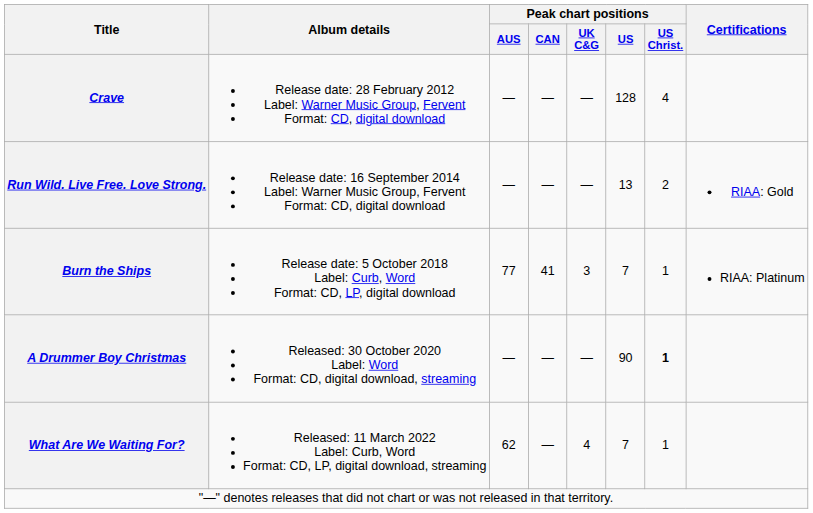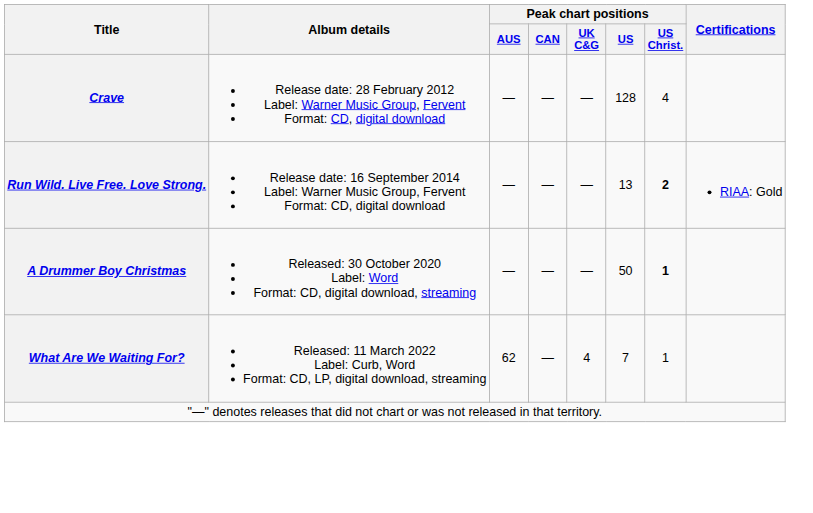(665, 184) normal -> (665, 184) bold
- row: (107, 271)
(626, 358) 90 -> (626, 271) 50
